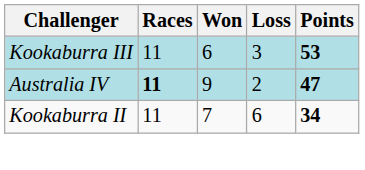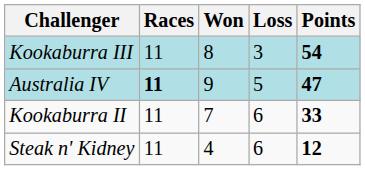(207, 52) 6 -> (209, 52) 8
(310, 52) 53 -> (312, 52) 54
(257, 84) 2 -> (258, 84) 5
(310, 116) 34 -> (312, 116) 33
+ row: (72, 148)
